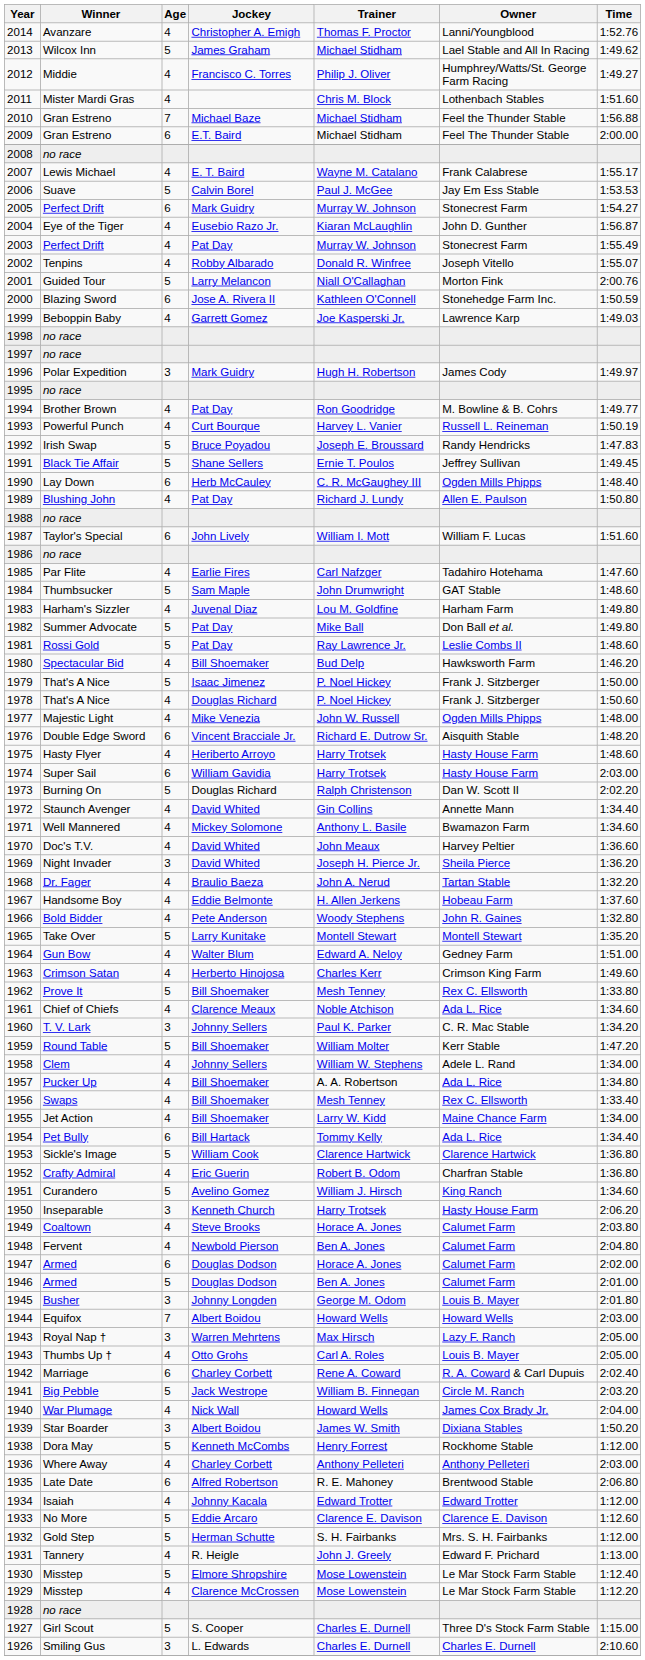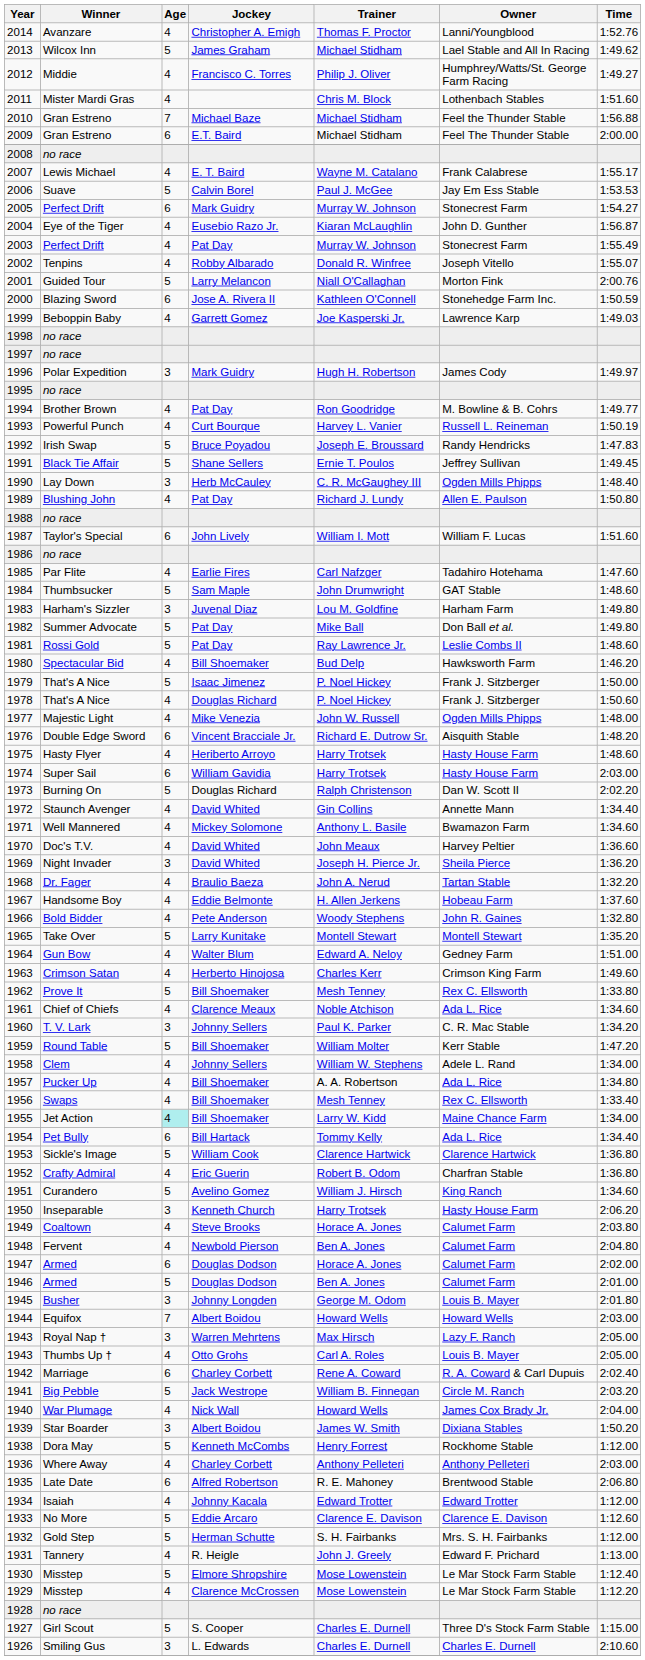(168, 482) 6 -> (168, 482) 3
(168, 609) 4 -> (168, 609) 3
(168, 1119) no background -> (168, 1119) paleturquoise background
